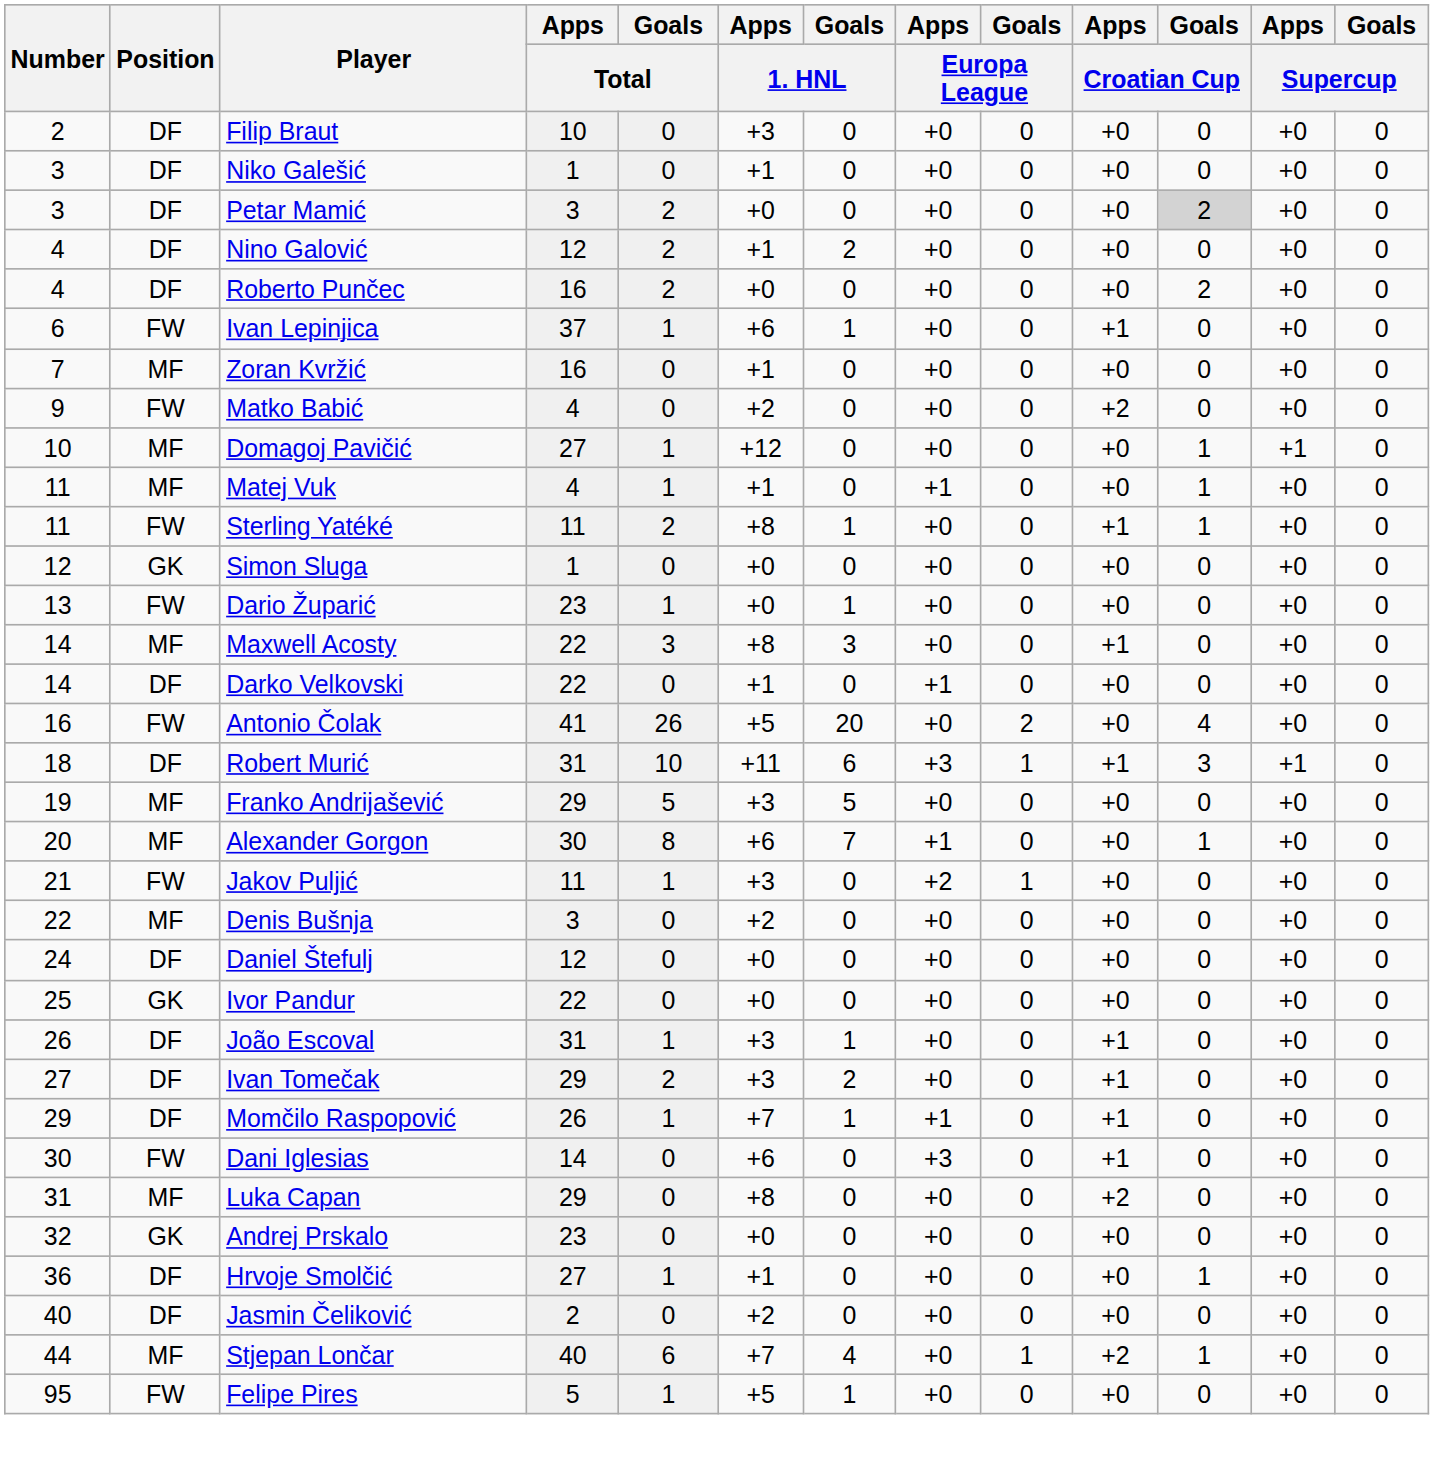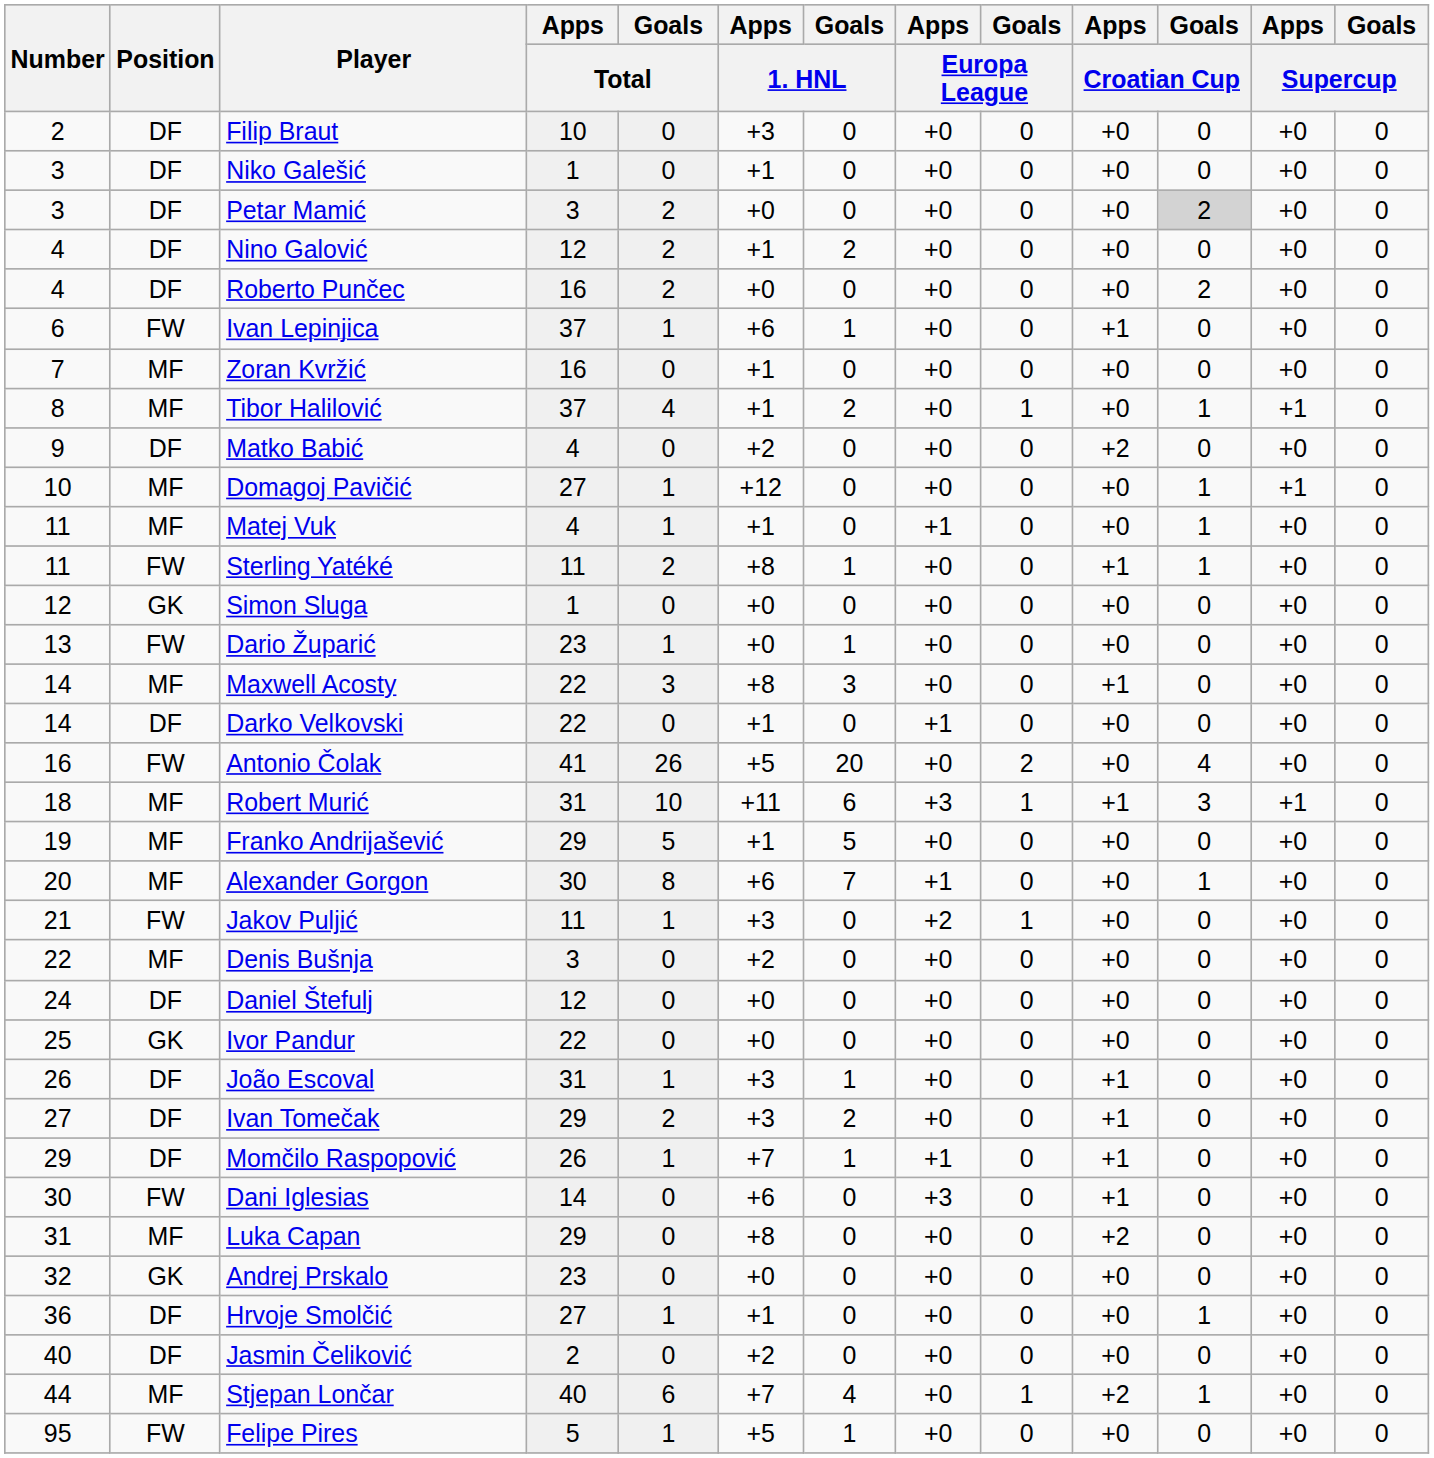+ row: (304, 408)
(165, 408) FW -> (165, 447) DF
(165, 763) DF -> (165, 802) MF
(761, 802) +3 -> (761, 842) +1
